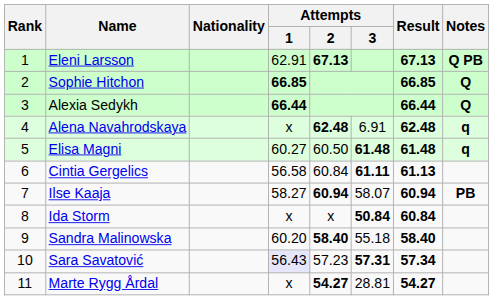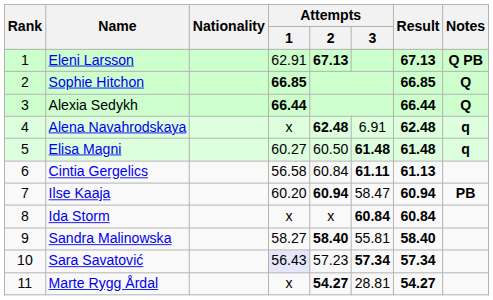(289, 194) 58.27 -> (289, 194) 60.20
(372, 194) 58.07 -> (372, 194) 58.47
(372, 216) 50.84 -> (372, 216) 60.84
(289, 238) 60.20 -> (289, 238) 58.27
(372, 238) 55.18 -> (372, 238) 55.81
(372, 261) 57.31 -> (372, 261) 57.34
